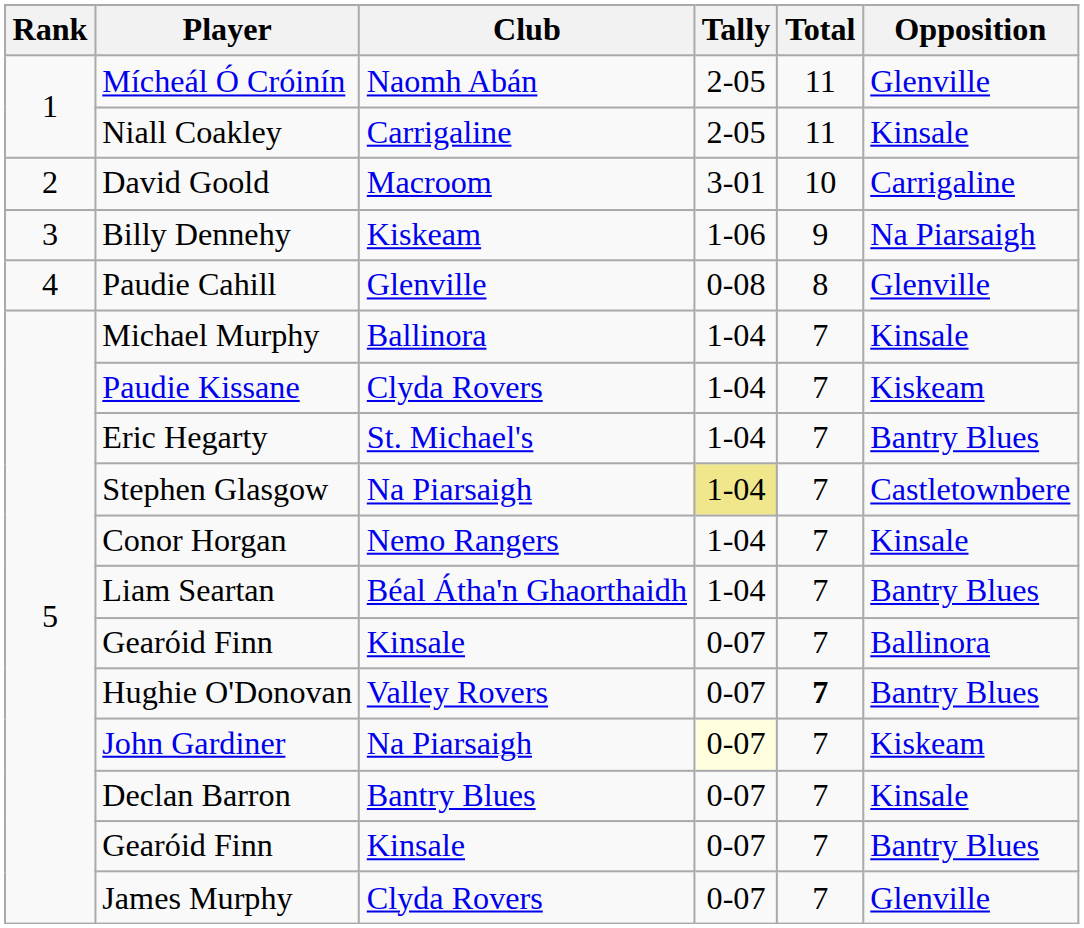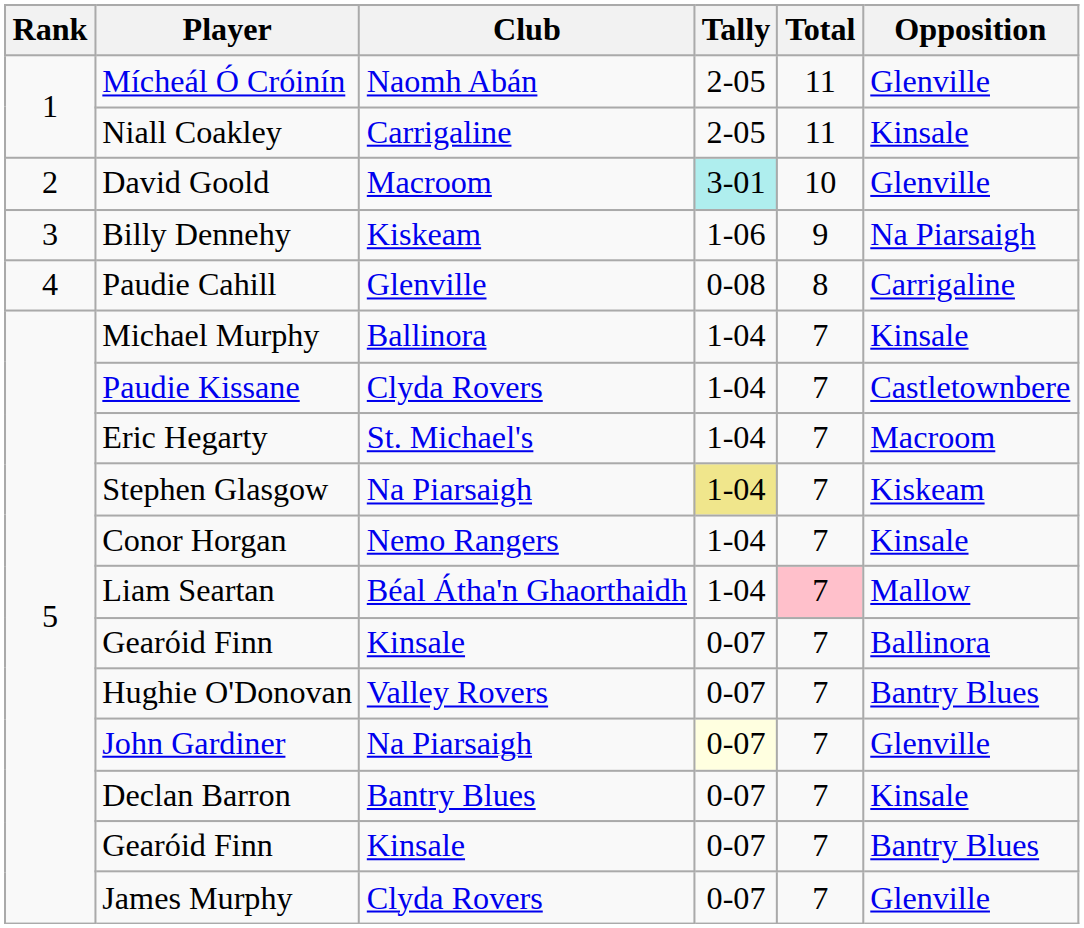(736, 183) no background -> (736, 183) paleturquoise background
(943, 183) Carrigaline -> (930, 183) Glenville
(930, 285) Glenville -> (943, 285) Carrigaline
(927, 387) Kiskeam -> (970, 387) Castletownbere
(955, 438) Bantry Blues -> (933, 438) Macroom
(970, 489) Castletownbere -> (927, 489) Kiskeam
(820, 591) no background -> (820, 591) pink background
(955, 591) Bantry Blues -> (920, 591) Mallow
(820, 693) bold -> (820, 693) normal
(927, 744) Kiskeam -> (930, 744) Glenville
